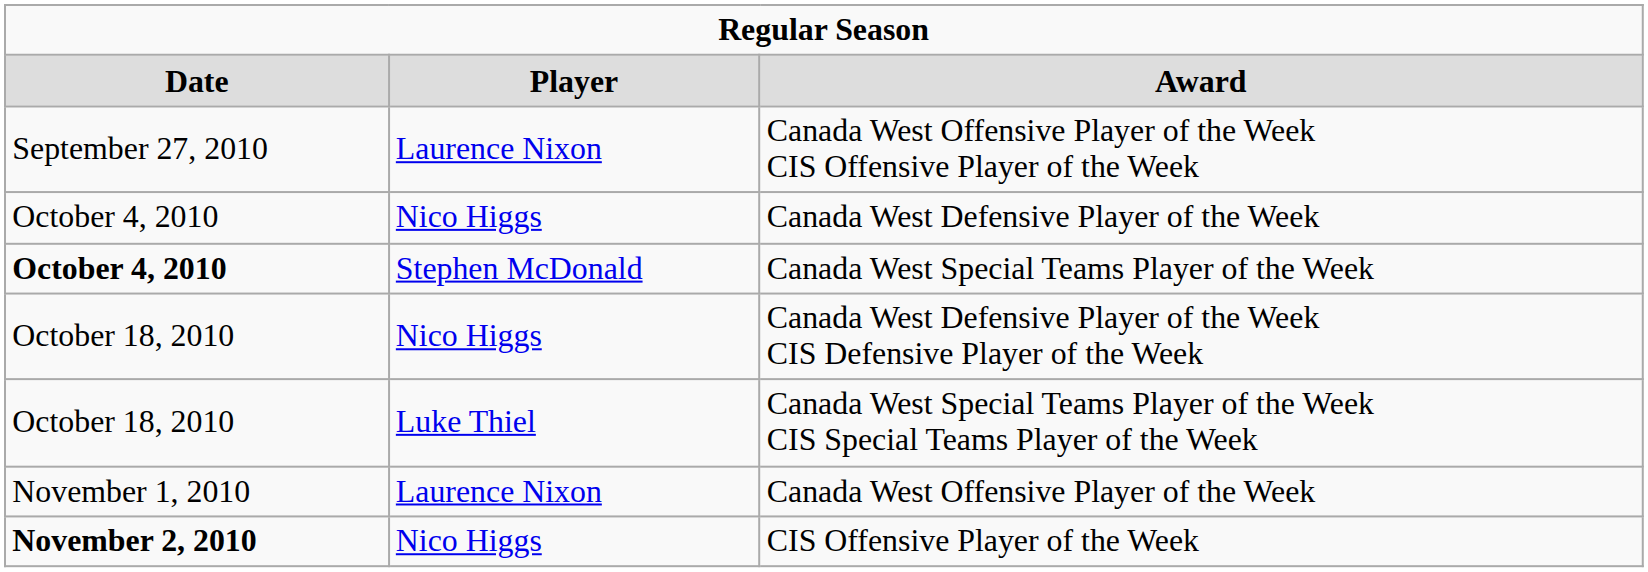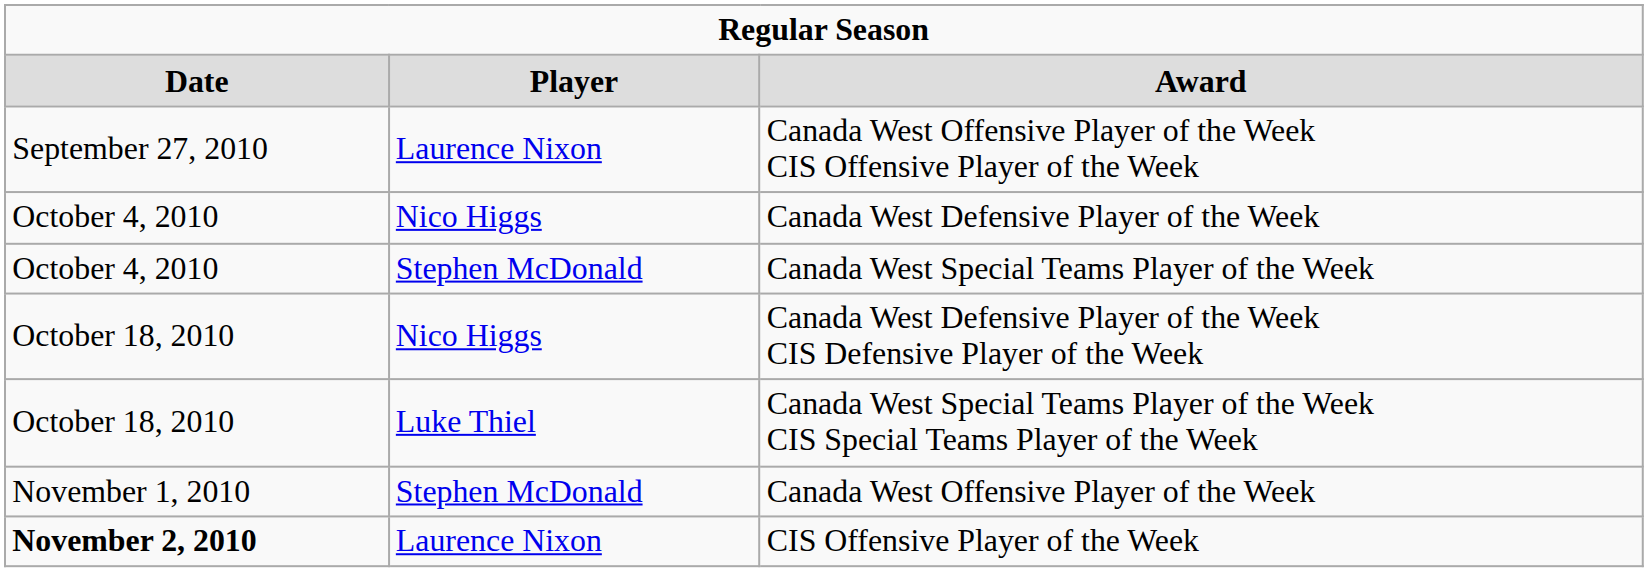(119, 267) bold -> (115, 267) normal
(499, 490) Laurence Nixon -> (519, 490) Stephen McDonald
(469, 541) Nico Higgs -> (499, 541) Laurence Nixon
